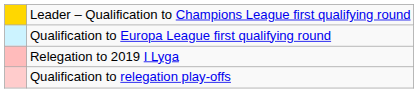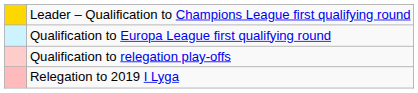rows swapped: (130, 77) <-> (104, 56)
